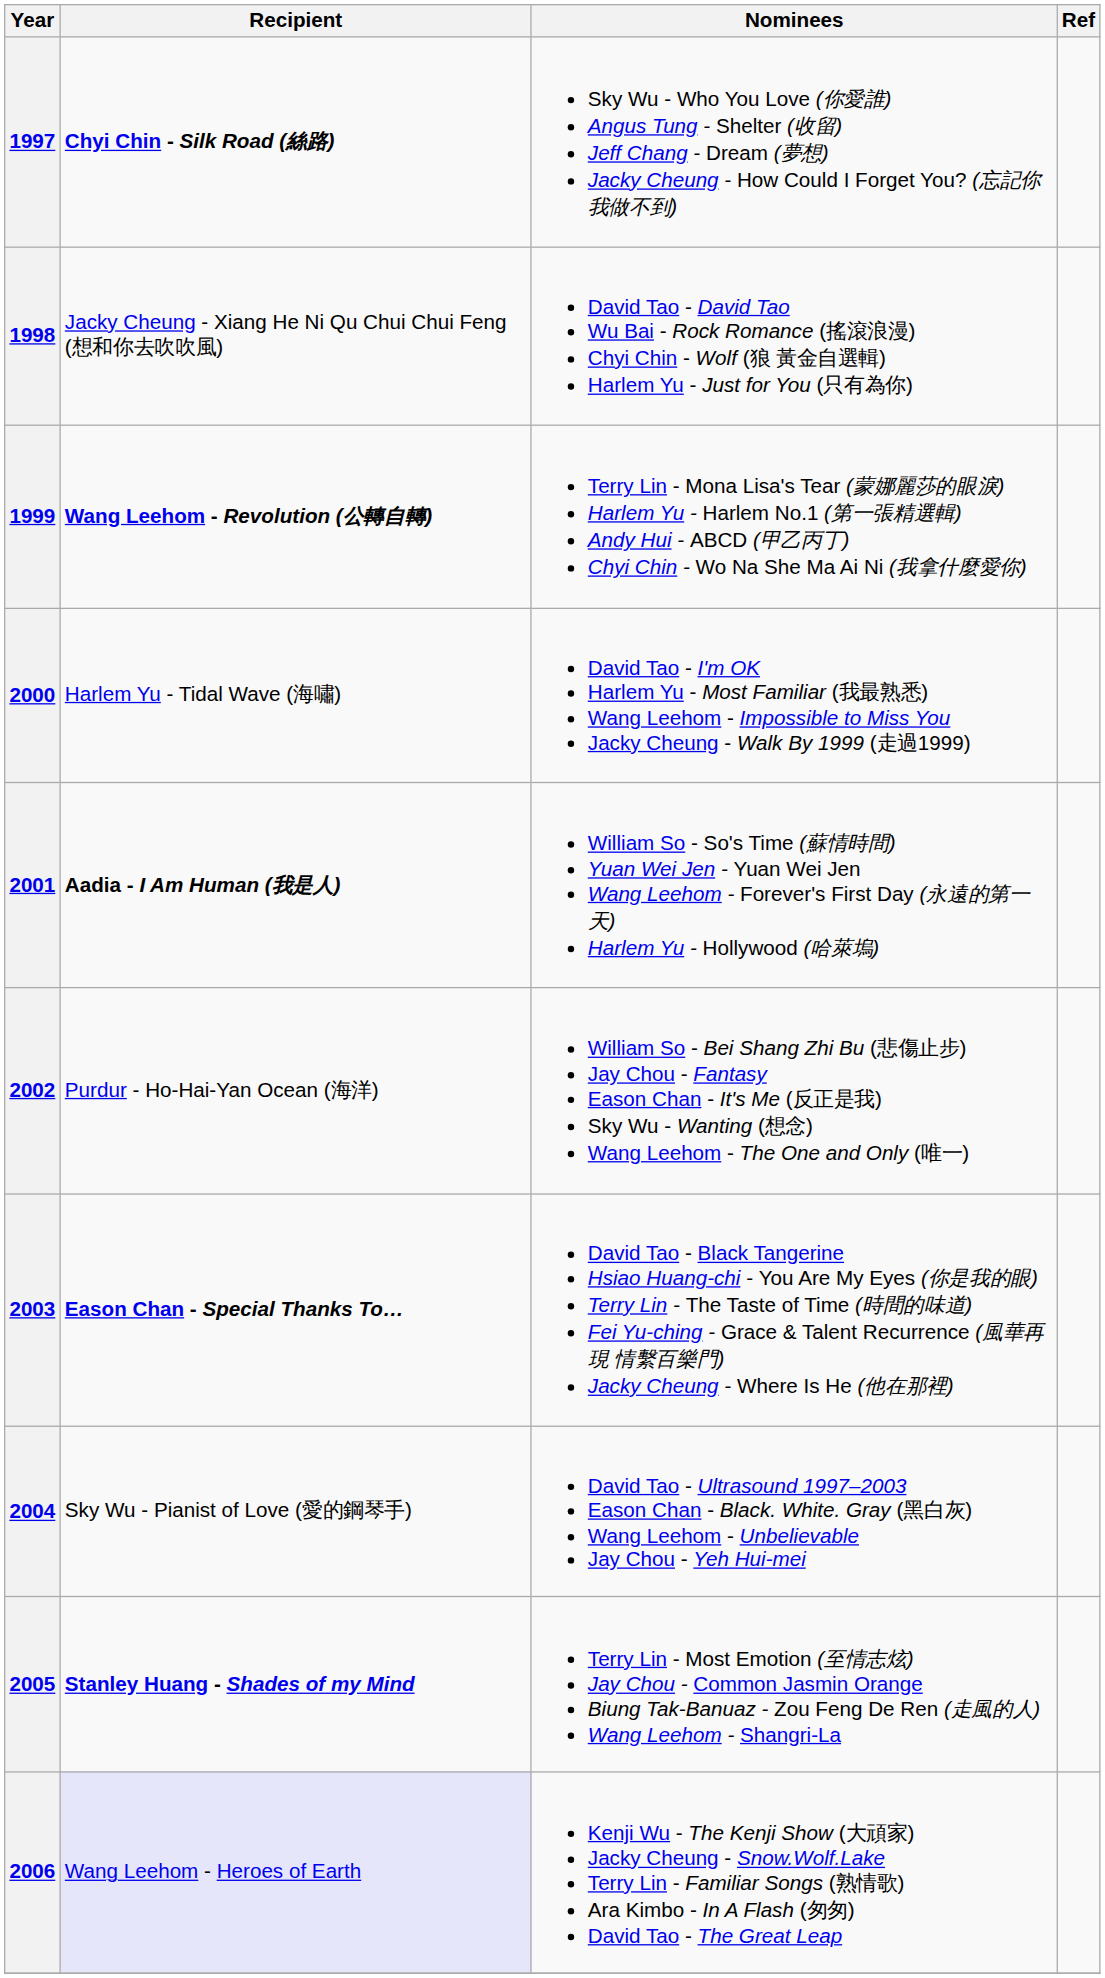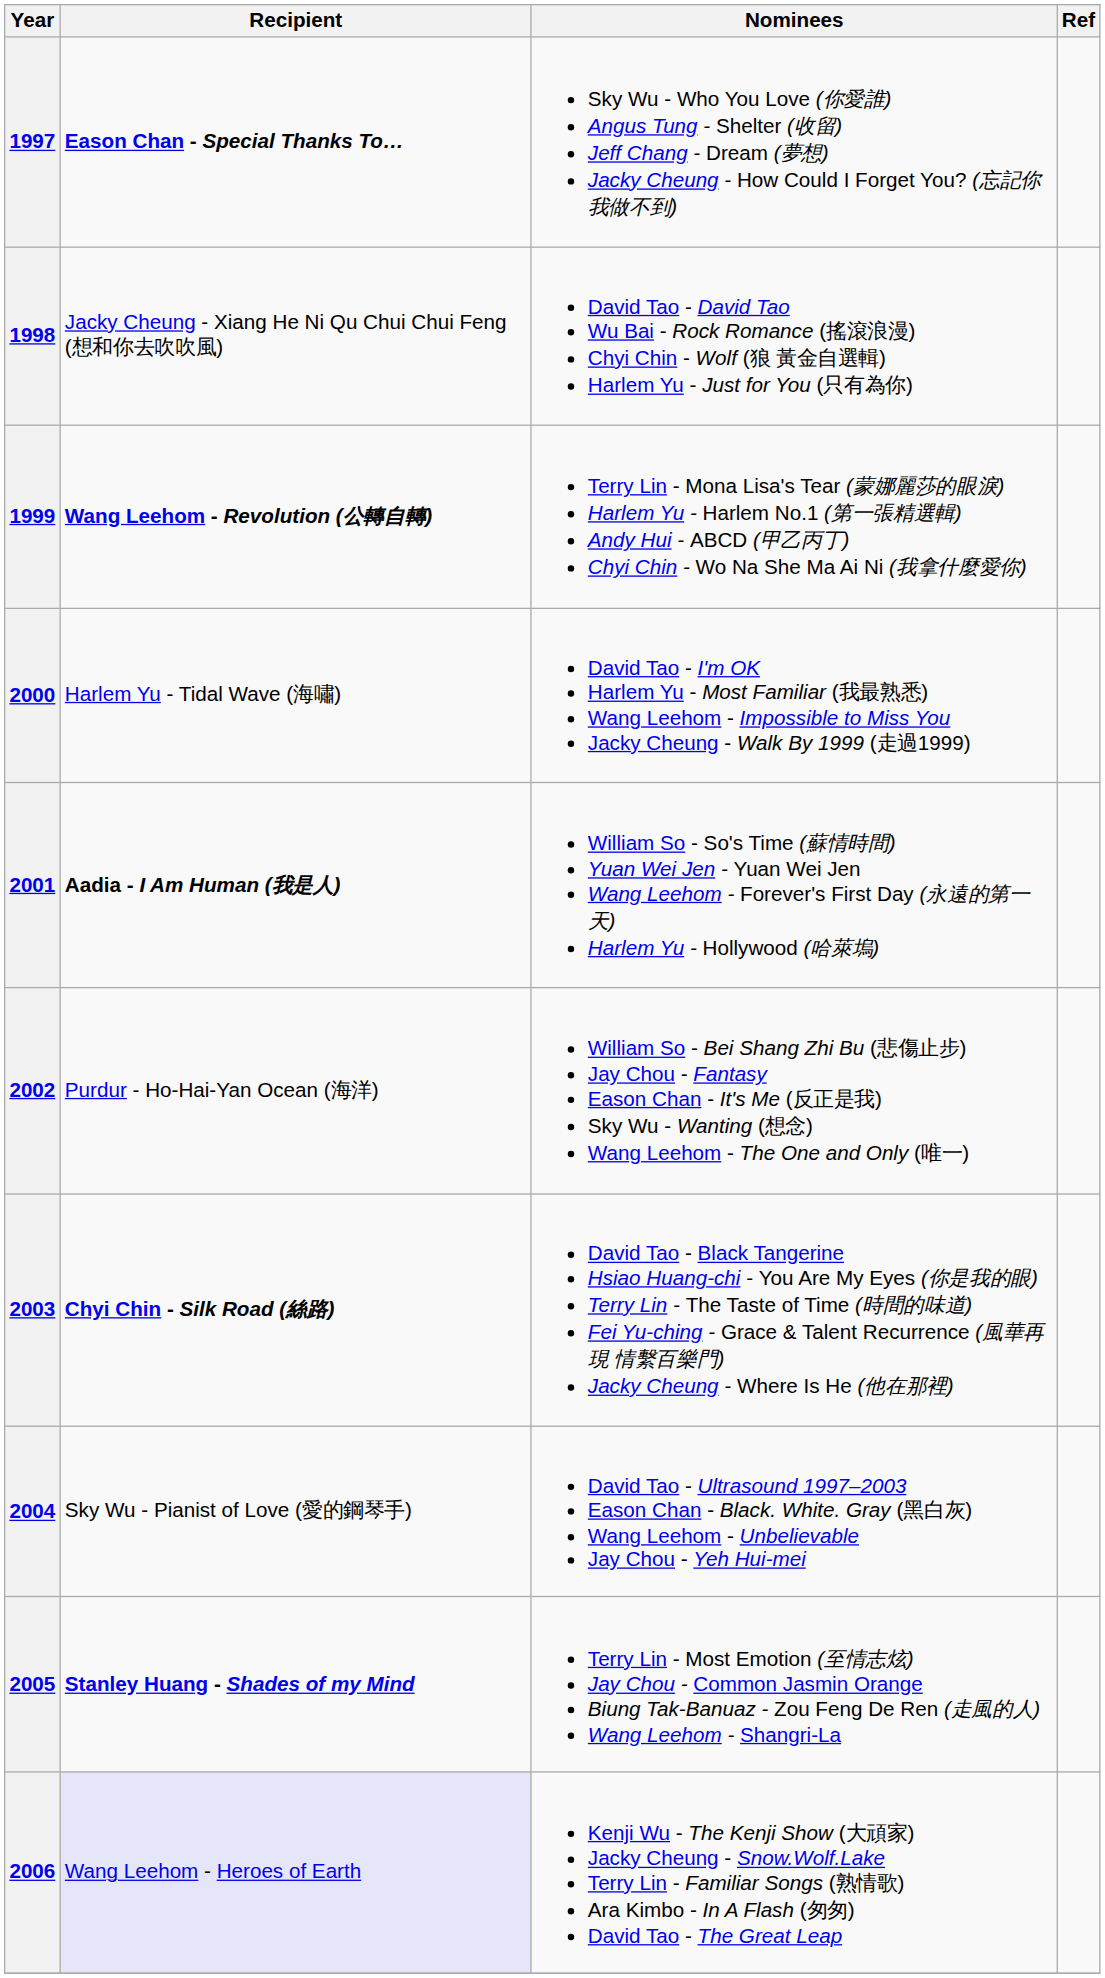(200, 141) Chyi Chin - Silk Road (絲路) -> (234, 141) Eason Chan - Special Thanks To…
(234, 1309) Eason Chan - Special Thanks To… -> (200, 1309) Chyi Chin - Silk Road (絲路)
